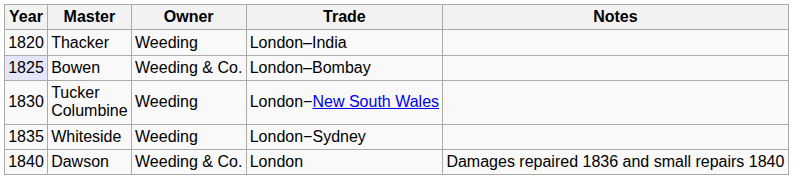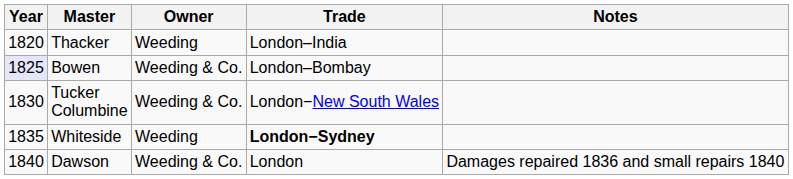(166, 102) Weeding -> (189, 102) Weeding & Co.
(308, 136) normal -> (312, 136) bold
